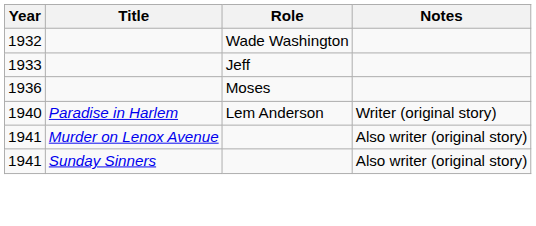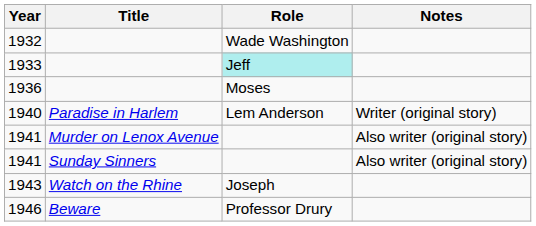(238, 64) no background -> (238, 64) paleturquoise background
+ row: (25, 185)
+ row: (25, 209)
